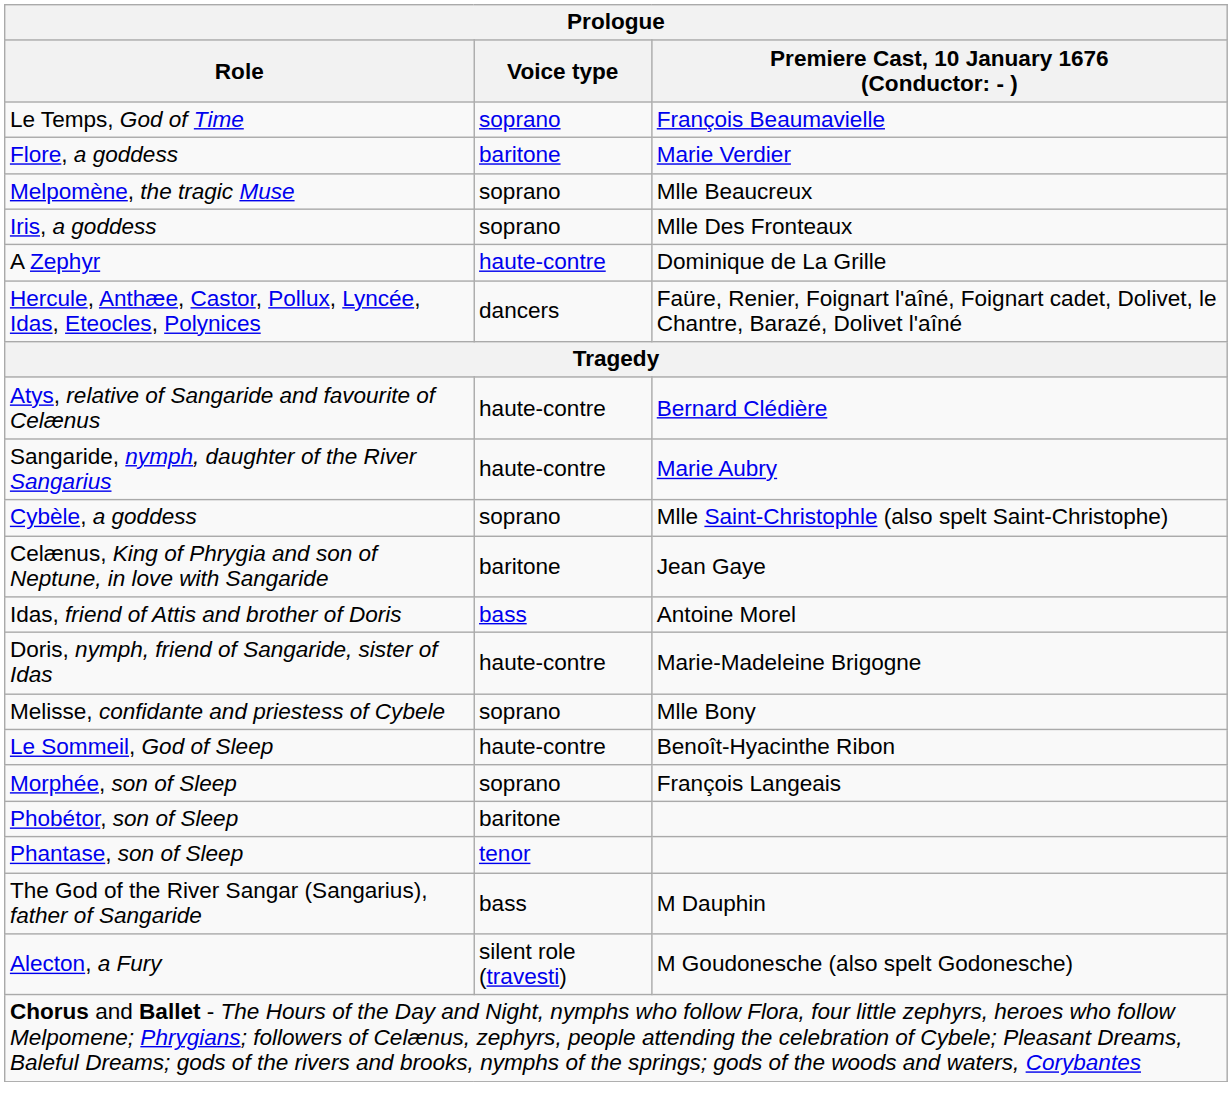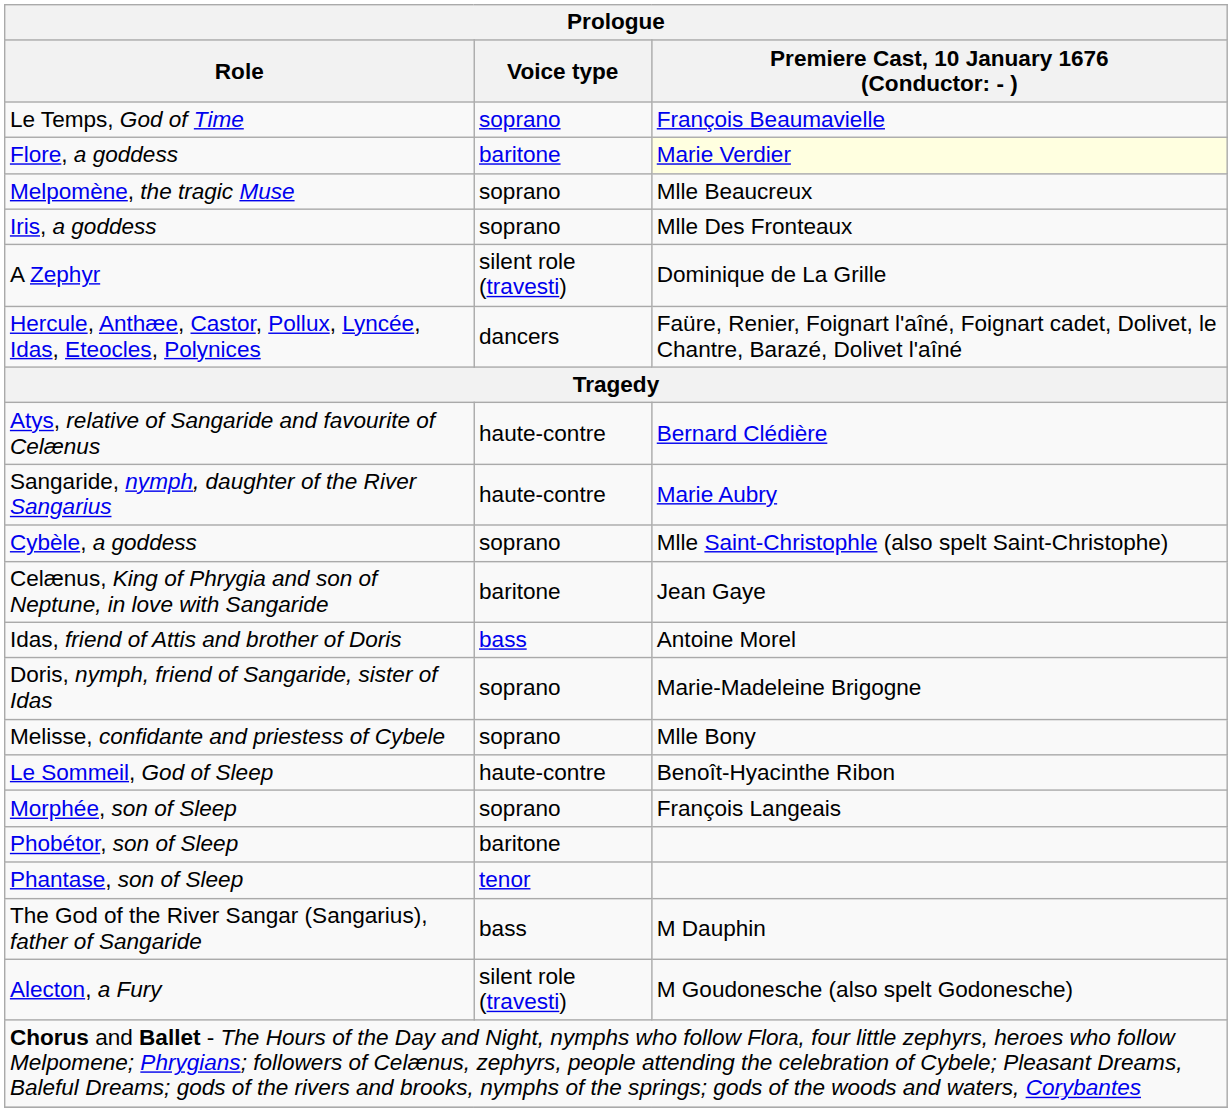(724, 155) no background -> (724, 155) lightyellow background
(542, 262) haute-contre -> (527, 275) silent role (travesti)
(542, 662) haute-contre -> (520, 688) soprano
